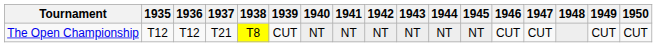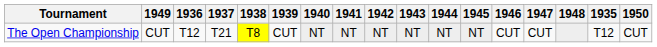columns swapped: (158, 14) <-> (604, 14)
